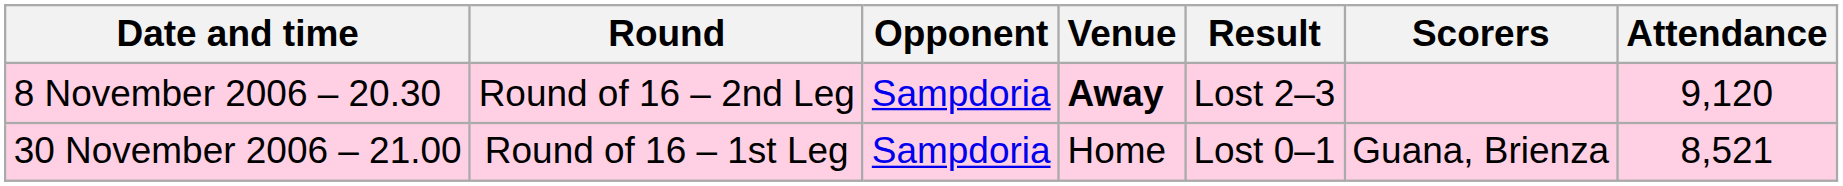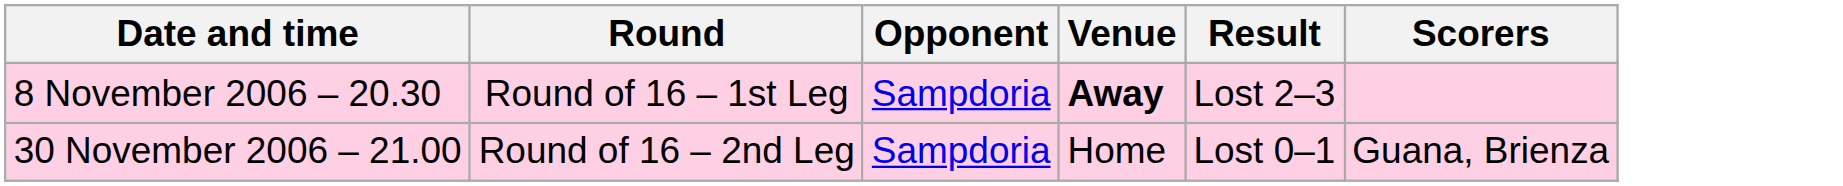- column: (1727, 33)
(667, 92) Round of 16 – 2nd Leg -> (667, 92) Round of 16 – 1st Leg
(667, 151) Round of 16 – 1st Leg -> (667, 151) Round of 16 – 2nd Leg
